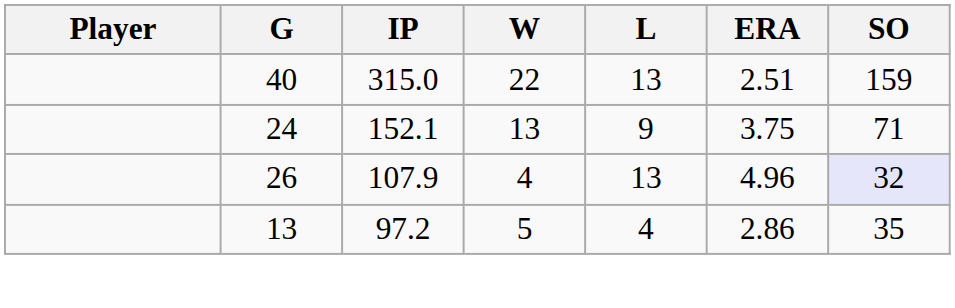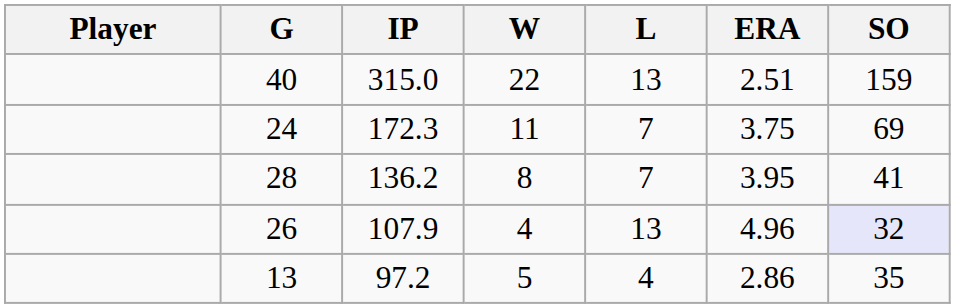(403, 128) 152.1 -> (403, 128) 172.3
(525, 128) 13 -> (525, 128) 11
(646, 128) 9 -> (646, 128) 7
(889, 128) 71 -> (889, 128) 69
+ row: (282, 178)
